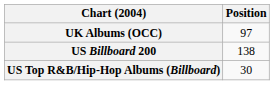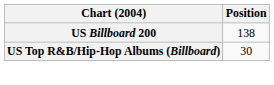- row: (114, 32)
